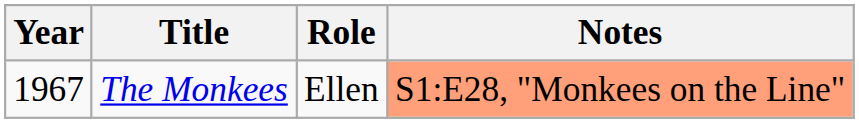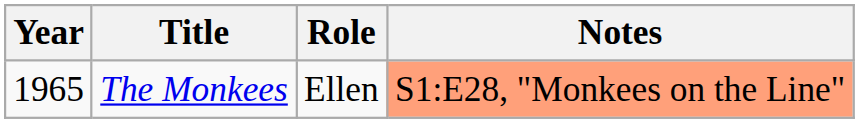(49, 88) 1967 -> (49, 88) 1965
